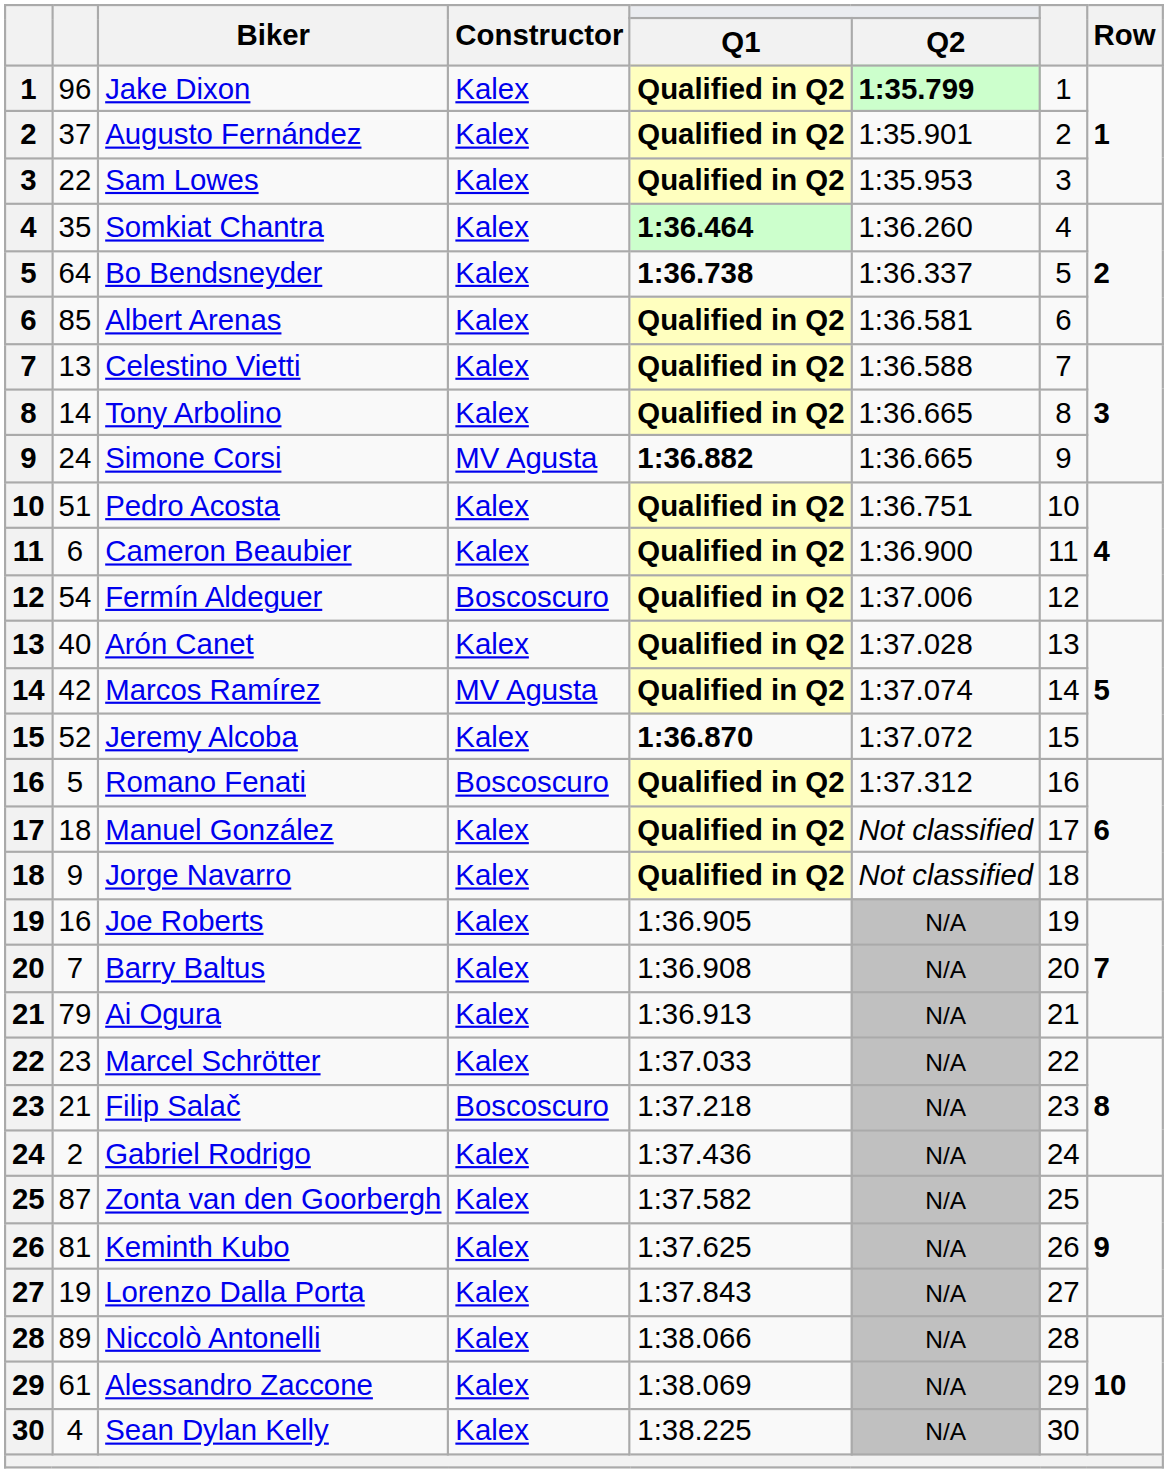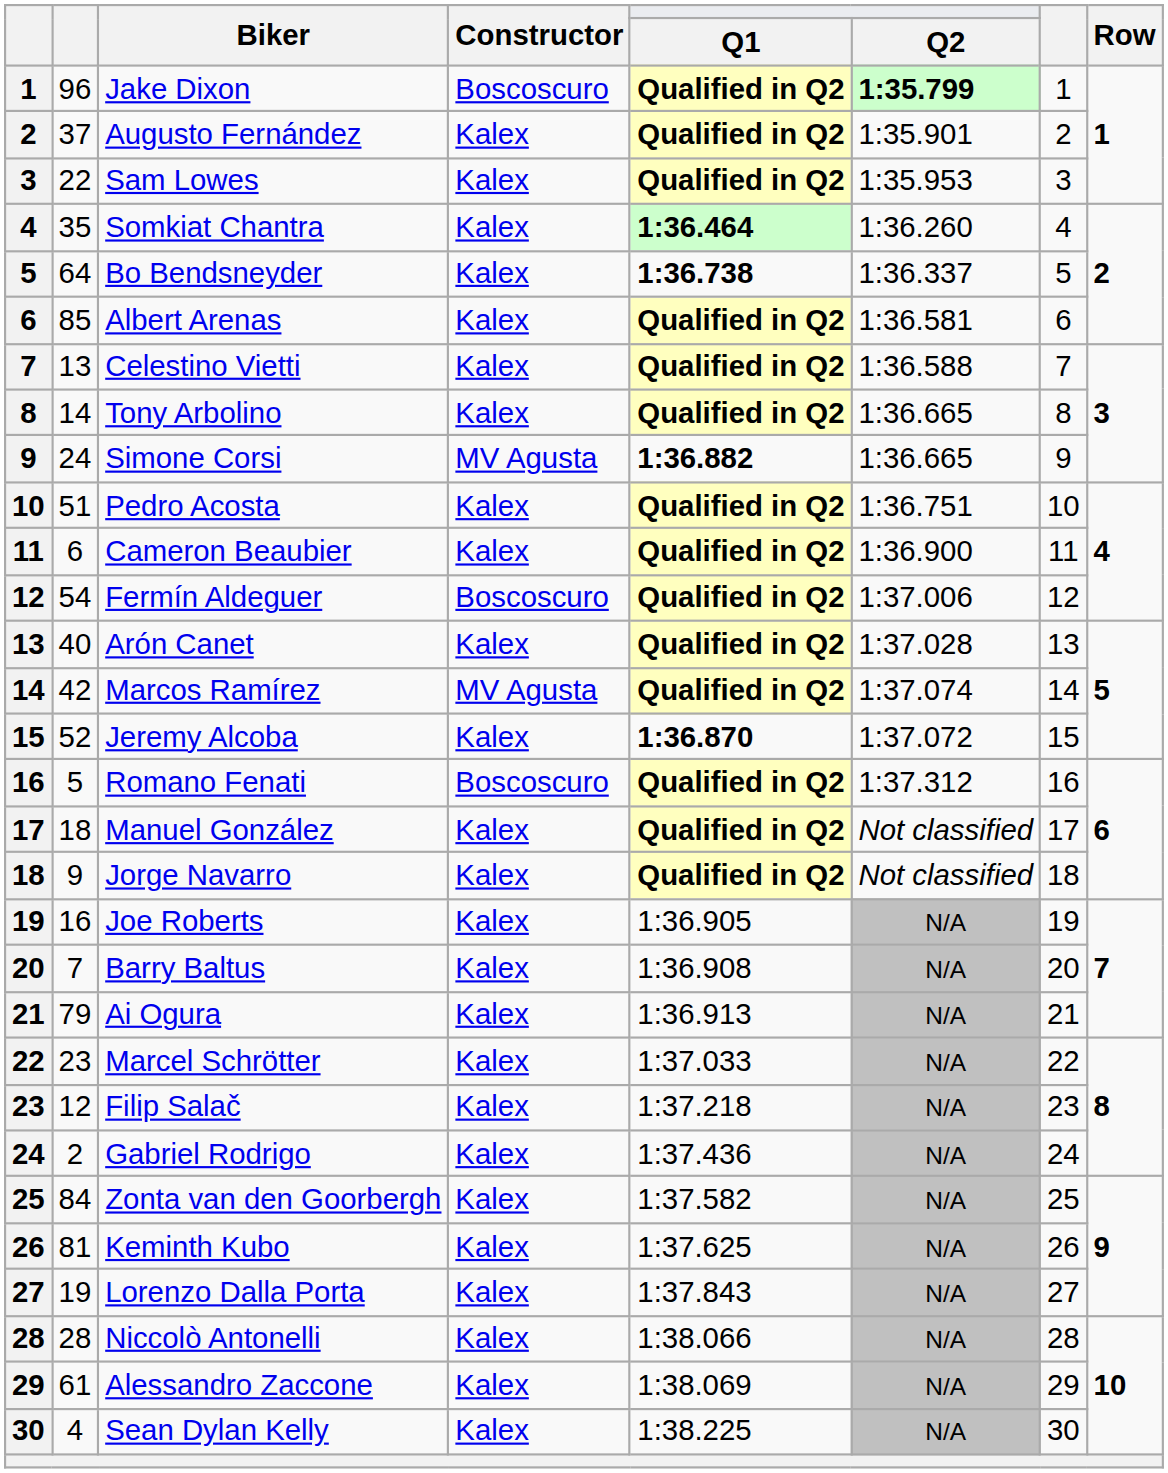(492, 88) Kalex -> (532, 88) Boscoscuro
(75, 1107) 21 -> (75, 1107) 12
(532, 1107) Boscoscuro -> (492, 1107) Kalex
(75, 1199) 87 -> (75, 1199) 84
(75, 1338) 89 -> (75, 1338) 28
